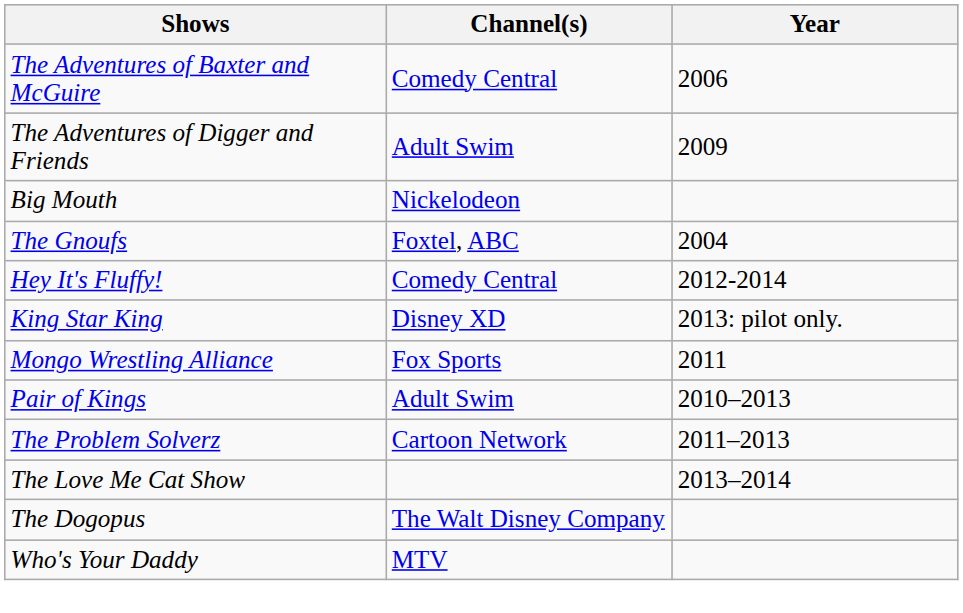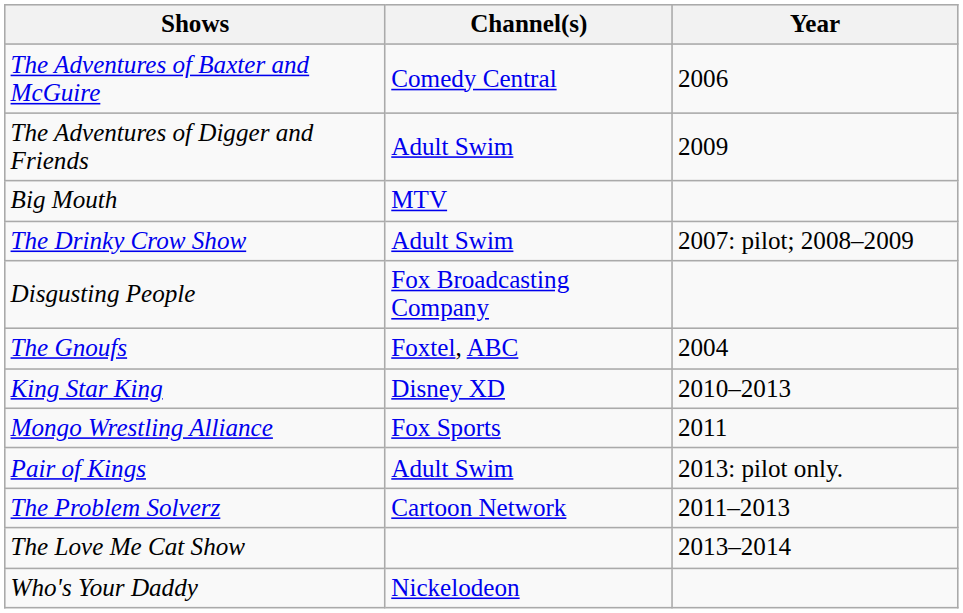(456, 200) Nickelodeon -> (419, 200) MTV
+ row: (128, 240)
+ row: (103, 294)
- row: (86, 280)
(760, 319) 2013: pilot only. -> (735, 388) 2010–2013
(734, 399) 2010–2013 -> (761, 467) 2013: pilot only.
- row: (78, 519)
(420, 559) MTV -> (455, 587) Nickelodeon
